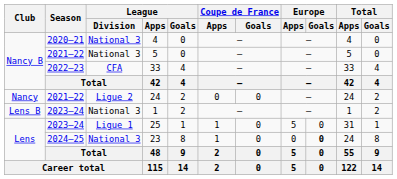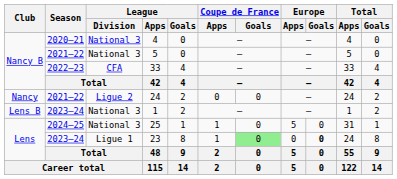(66, 125) 2023–24 -> (66, 125) 2024–25
(114, 125) Ligue 1 -> (114, 125) National 3
(66, 139) 2024–25 -> (66, 139) 2023–24
(114, 139) National 3 -> (114, 139) Ligue 1
(258, 139) no background -> (258, 139) lightgreen background
